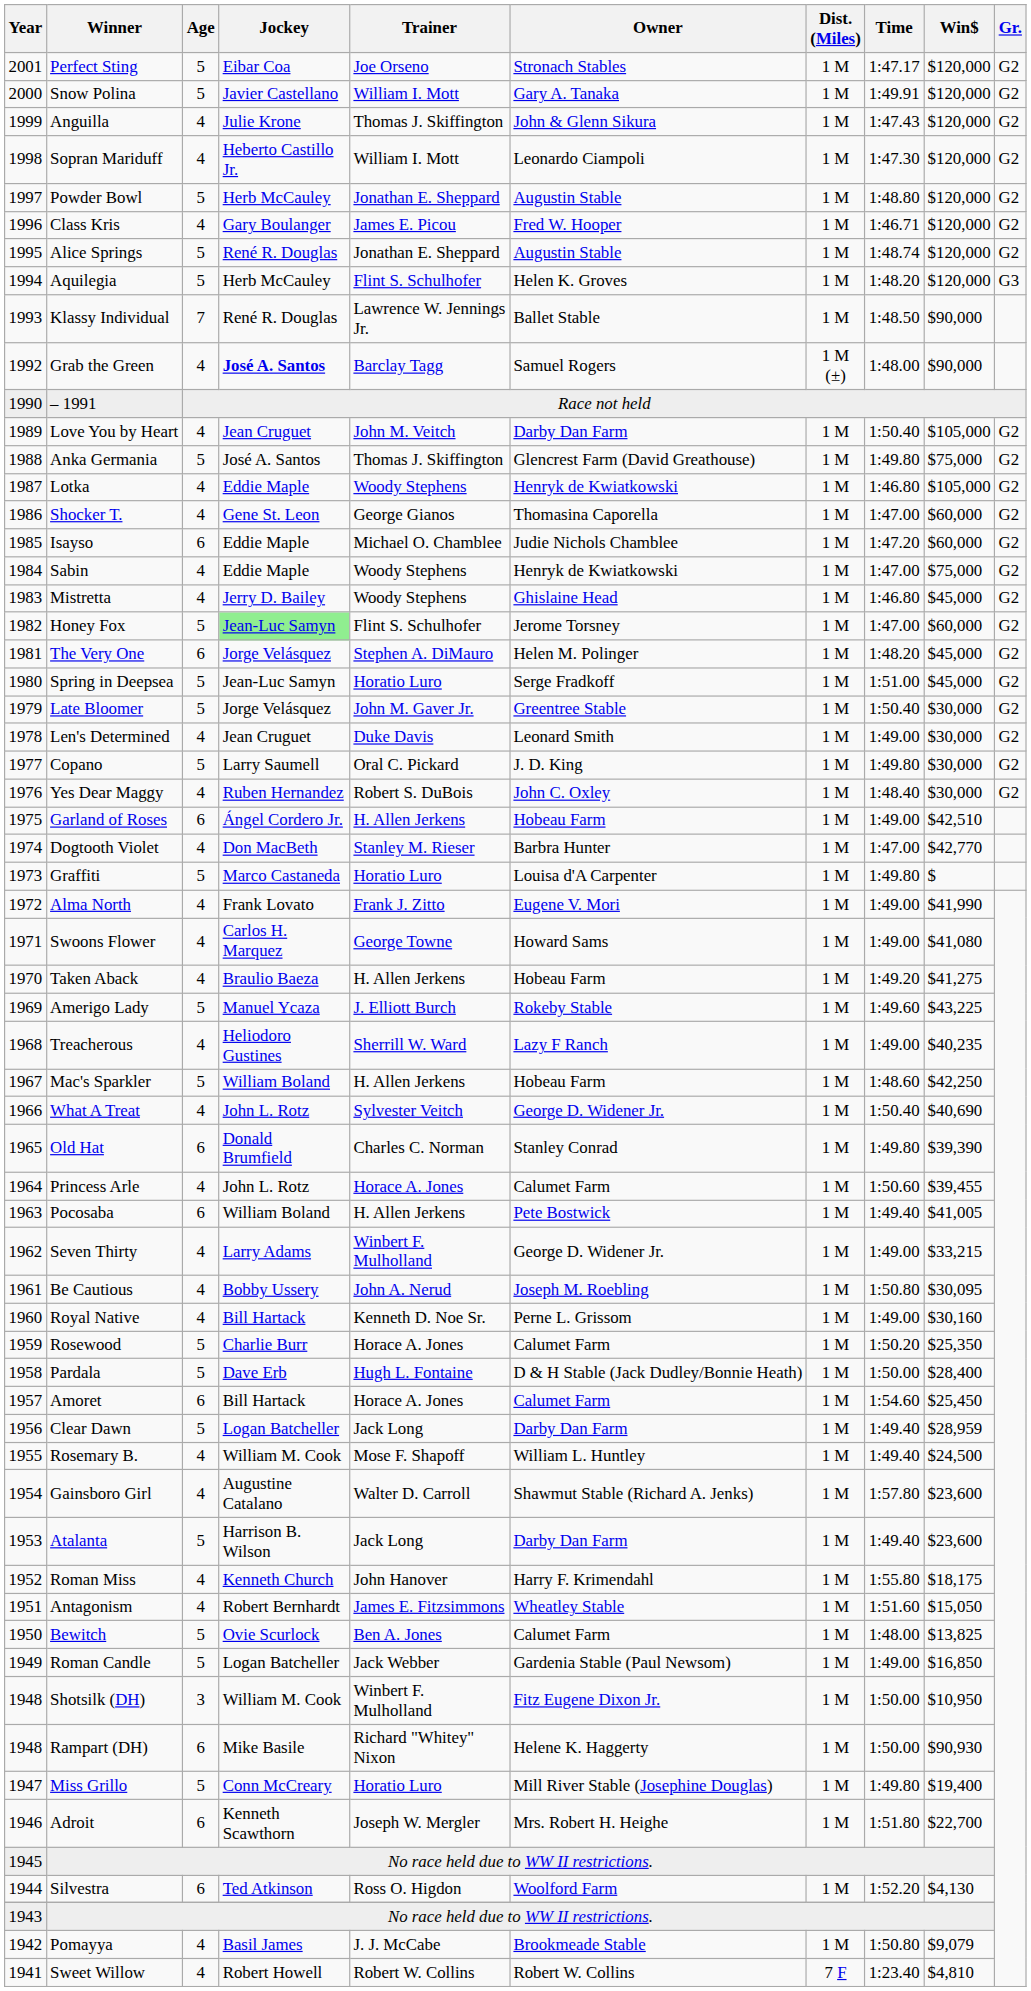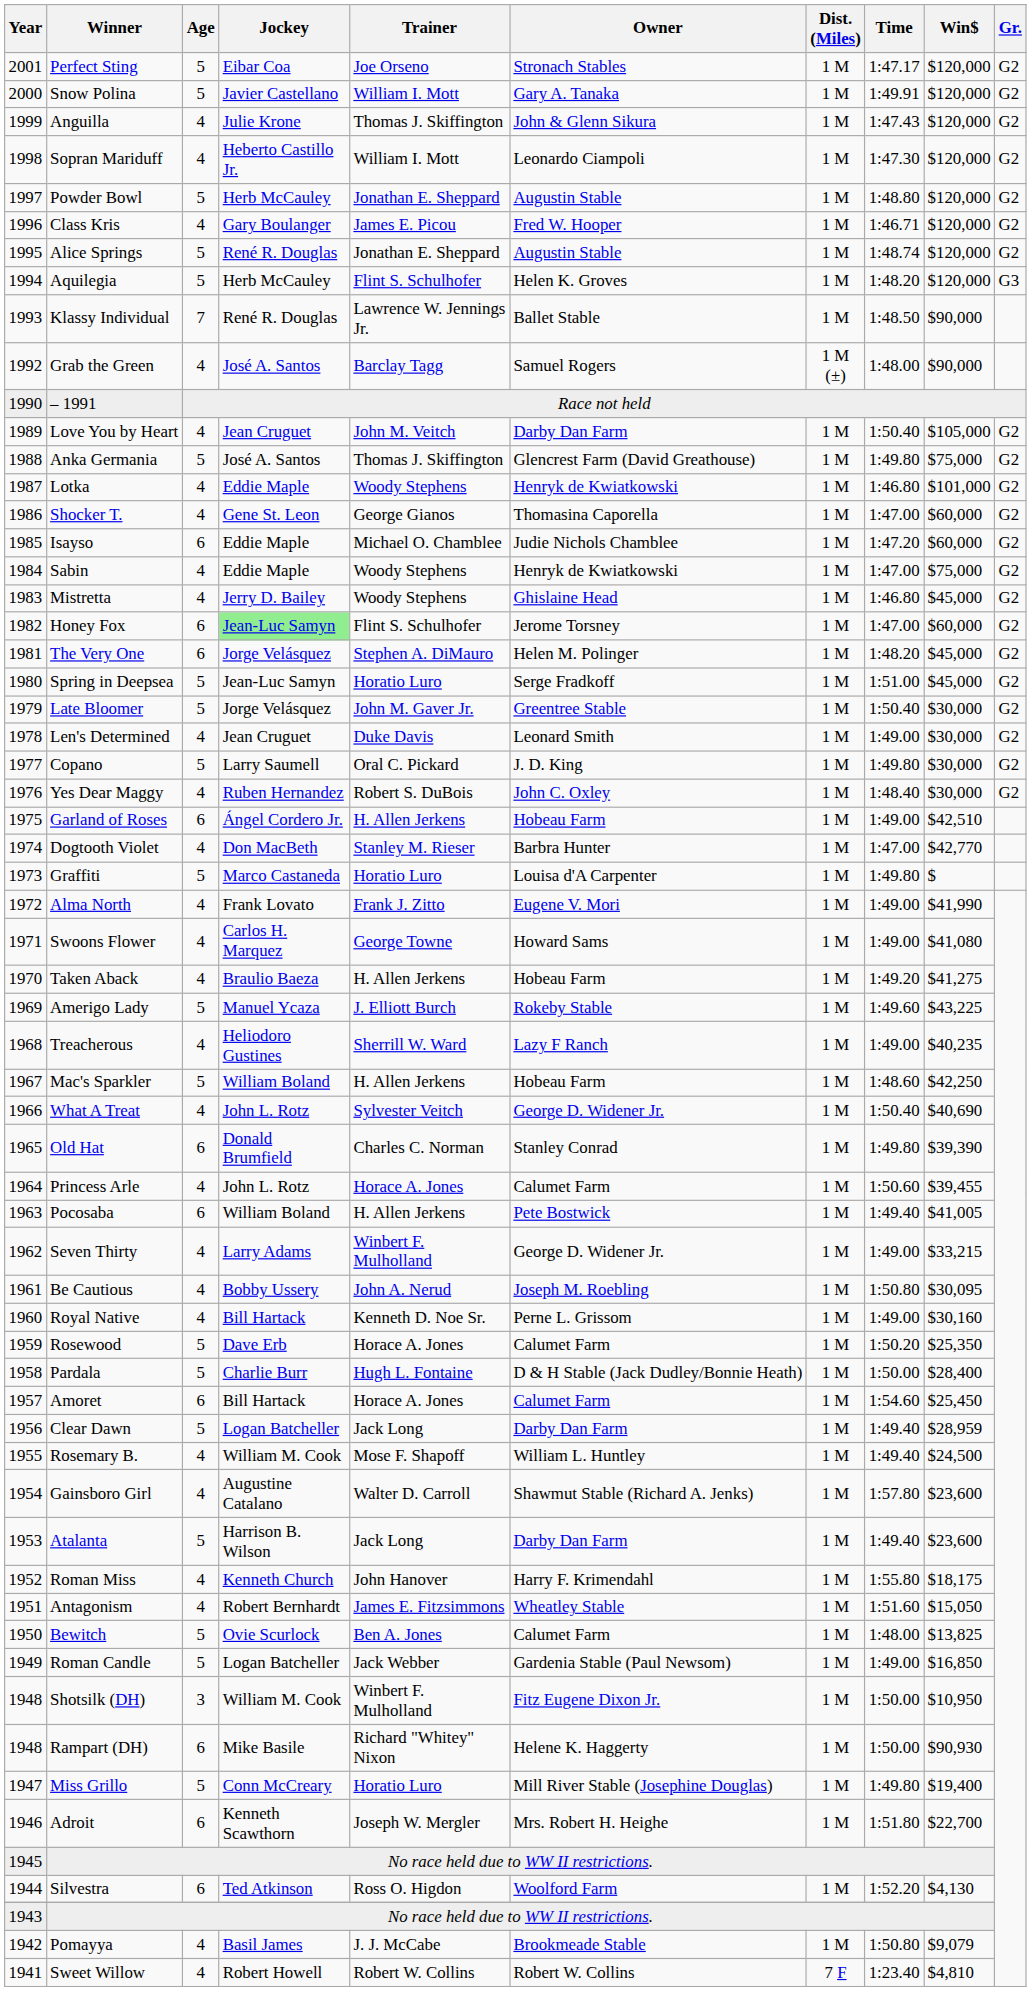(274, 366) bold -> (272, 366) normal
(959, 487) $105,000 -> (959, 487) $101,000
(201, 626) 5 -> (201, 626) 6
(265, 1344) Charlie Burr -> (255, 1344) Dave Erb
(255, 1372) Dave Erb -> (265, 1372) Charlie Burr
